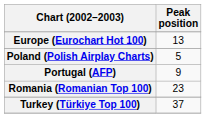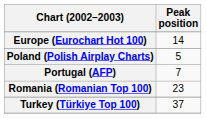(178, 40) 13 -> (178, 40) 14
(178, 72) 9 -> (178, 72) 7
